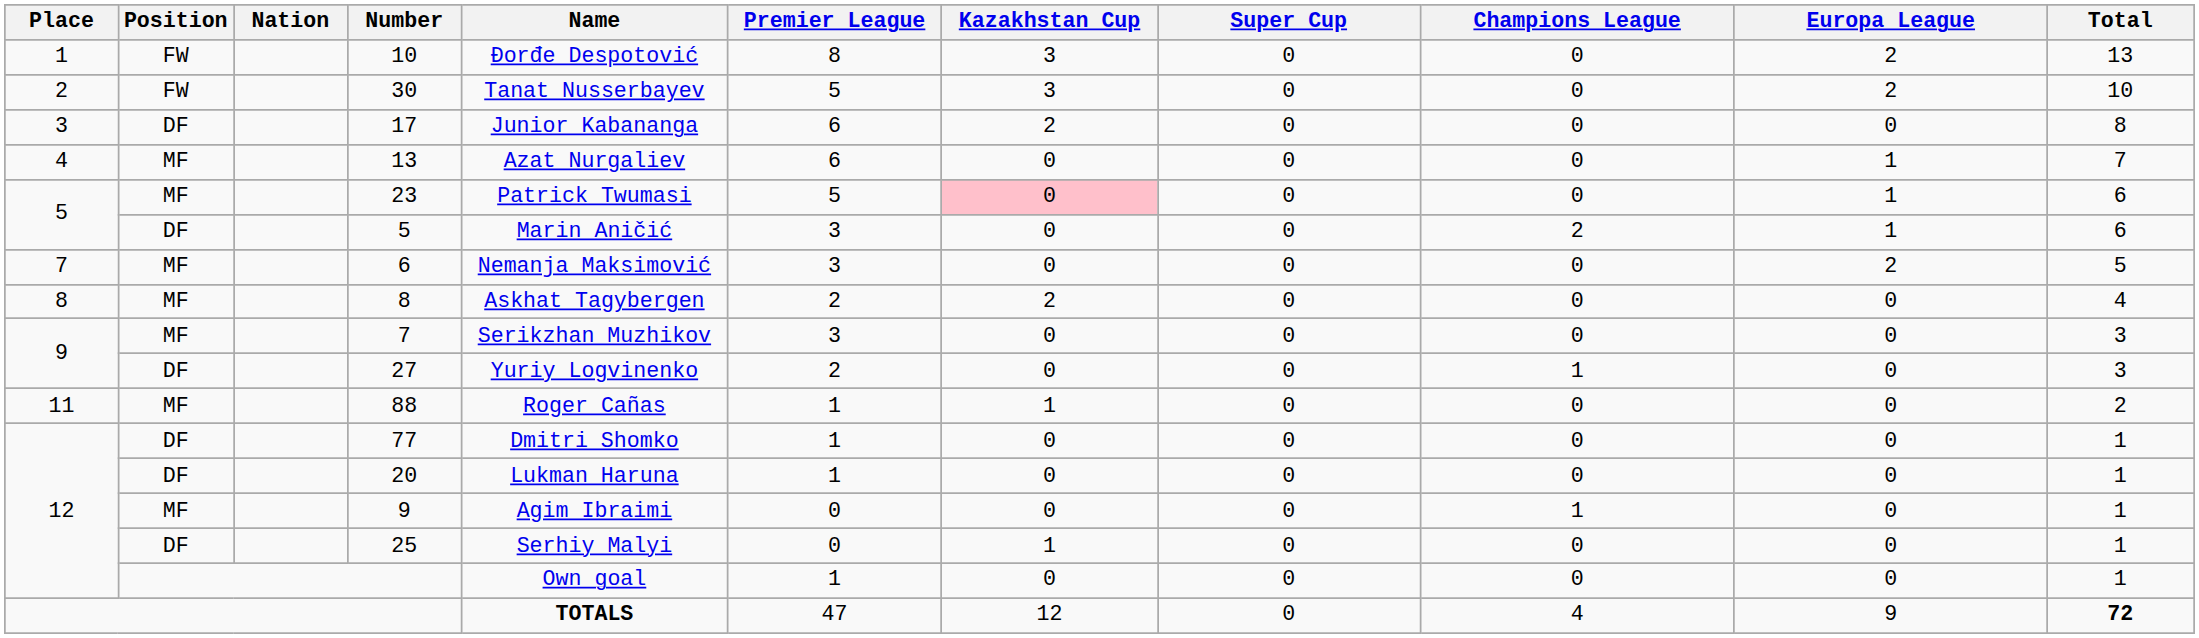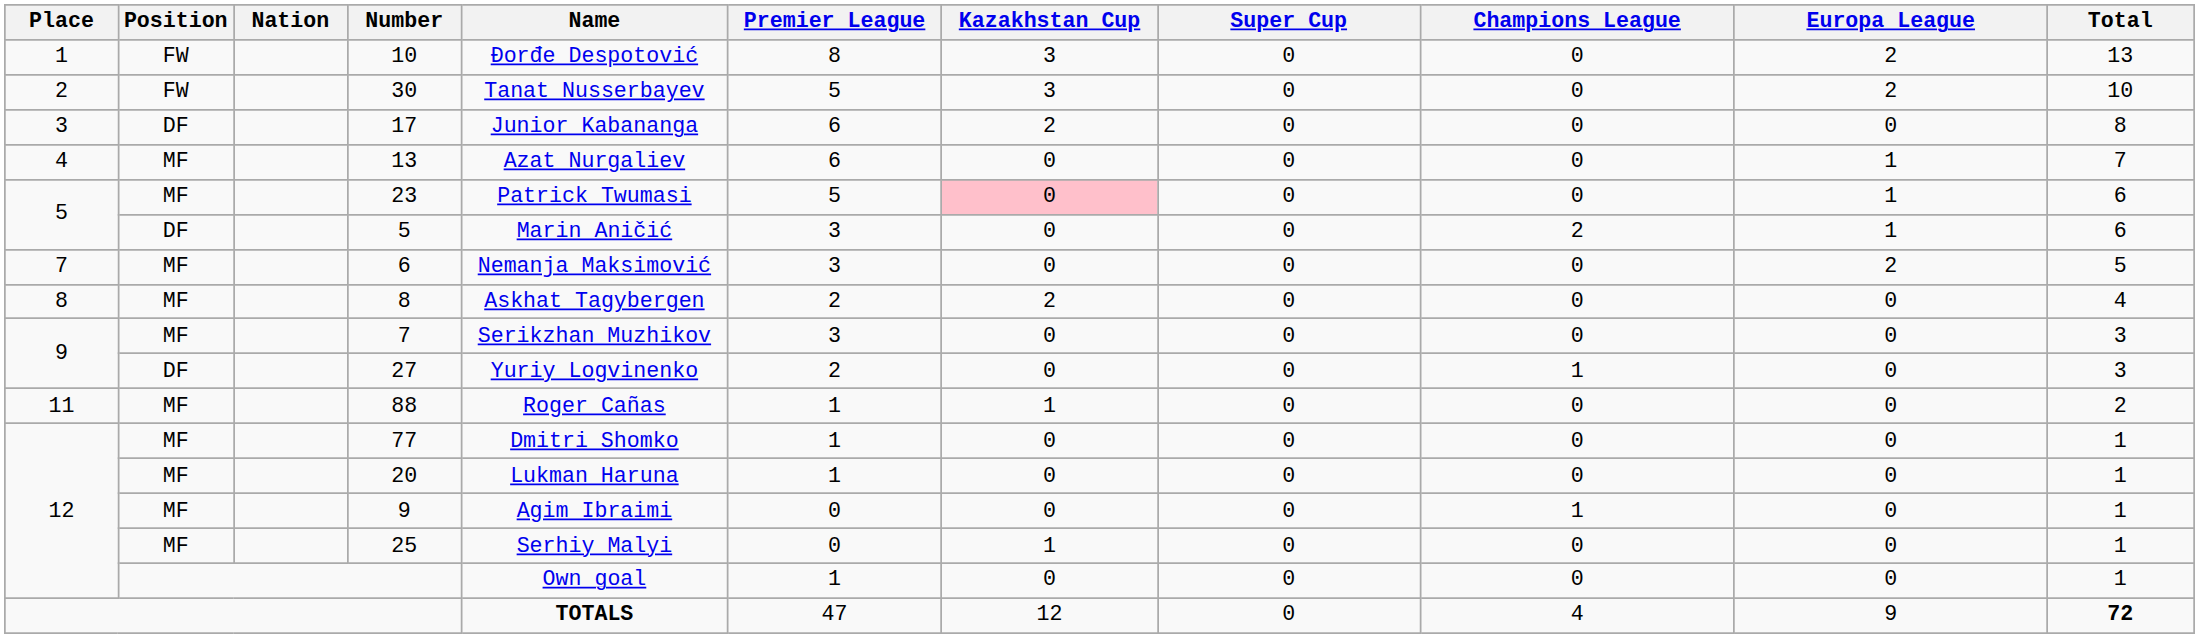(176, 441) DF -> (176, 441) MF
(176, 476) DF -> (176, 476) MF
(176, 546) DF -> (176, 546) MF
